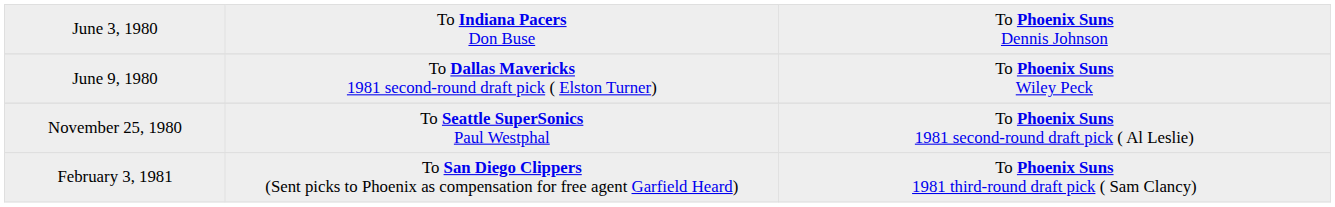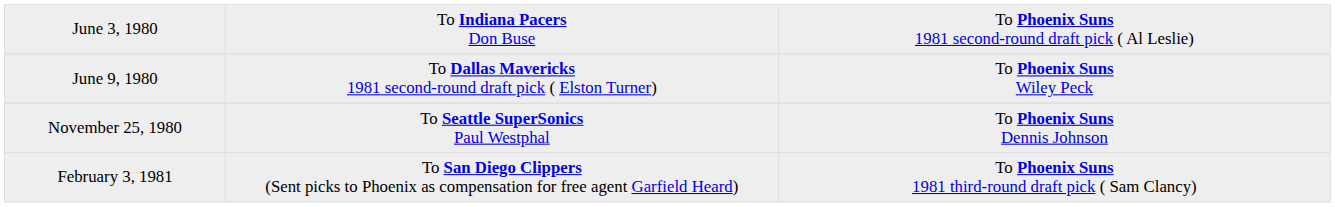(1054, 29) To Phoenix Suns Dennis Johnson -> (1054, 29) To Phoenix Suns 1981 second-round draft pick ( Al Leslie)
(1054, 127) To Phoenix Suns 1981 second-round draft pick ( Al Leslie) -> (1054, 127) To Phoenix Suns Dennis Johnson
